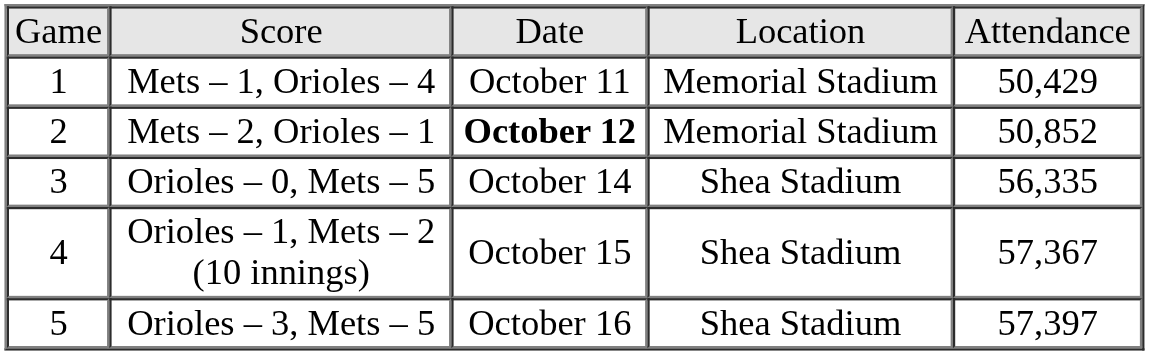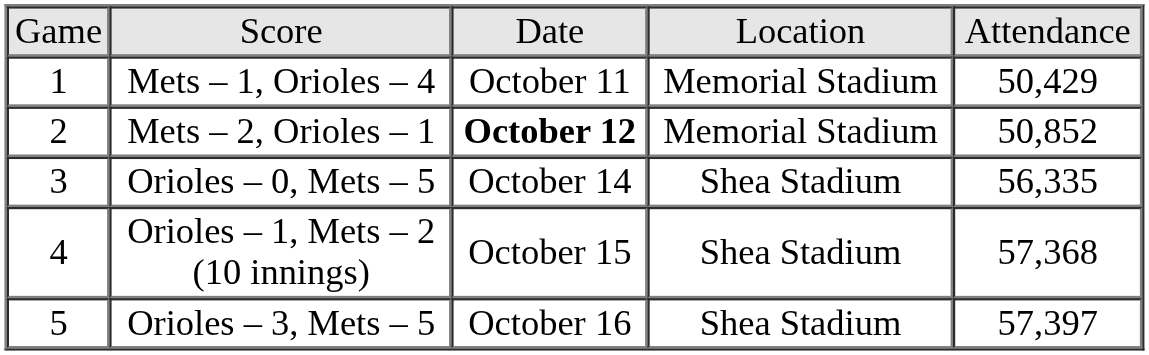(1048, 251) 57,367 -> (1048, 251) 57,368
